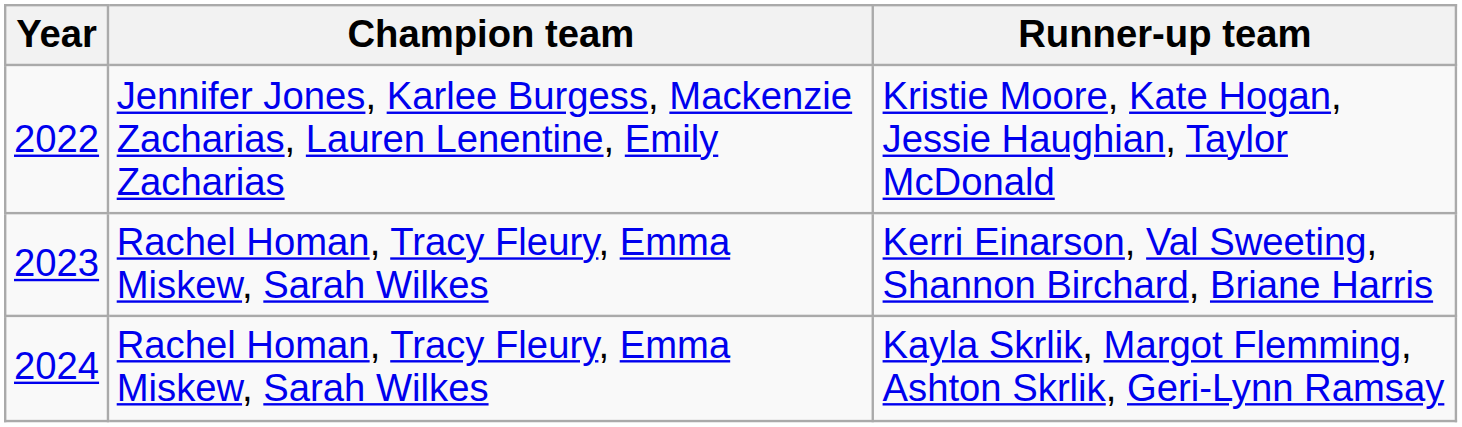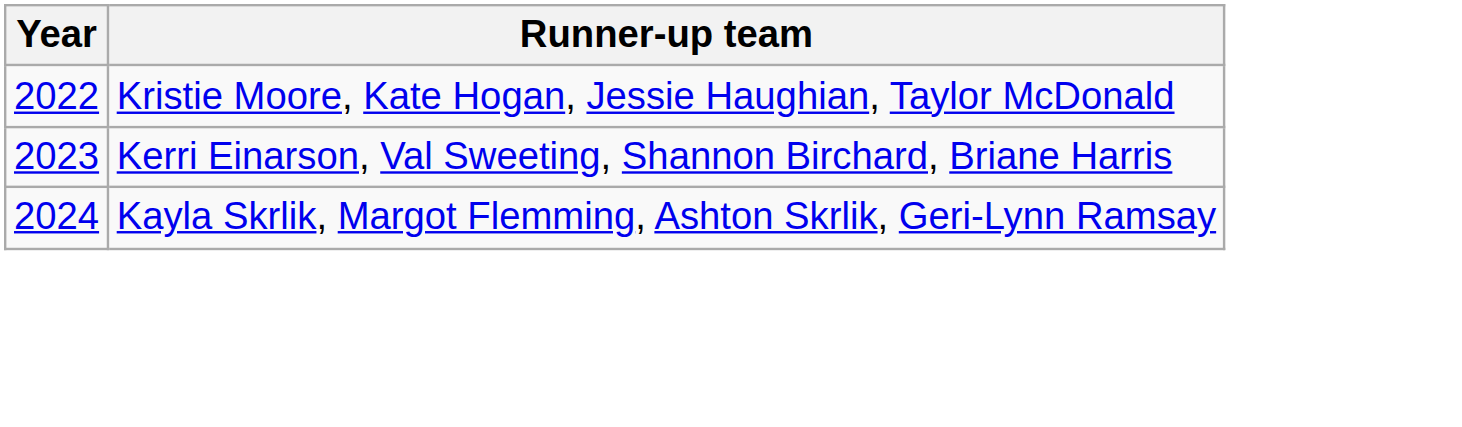- column: (491, 34)
